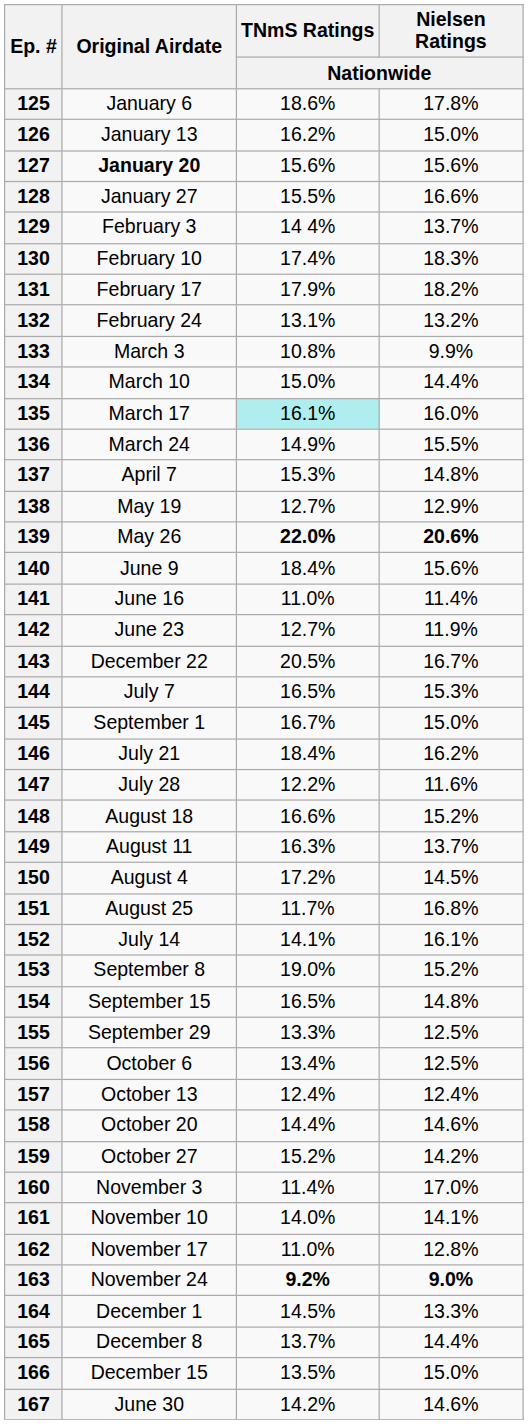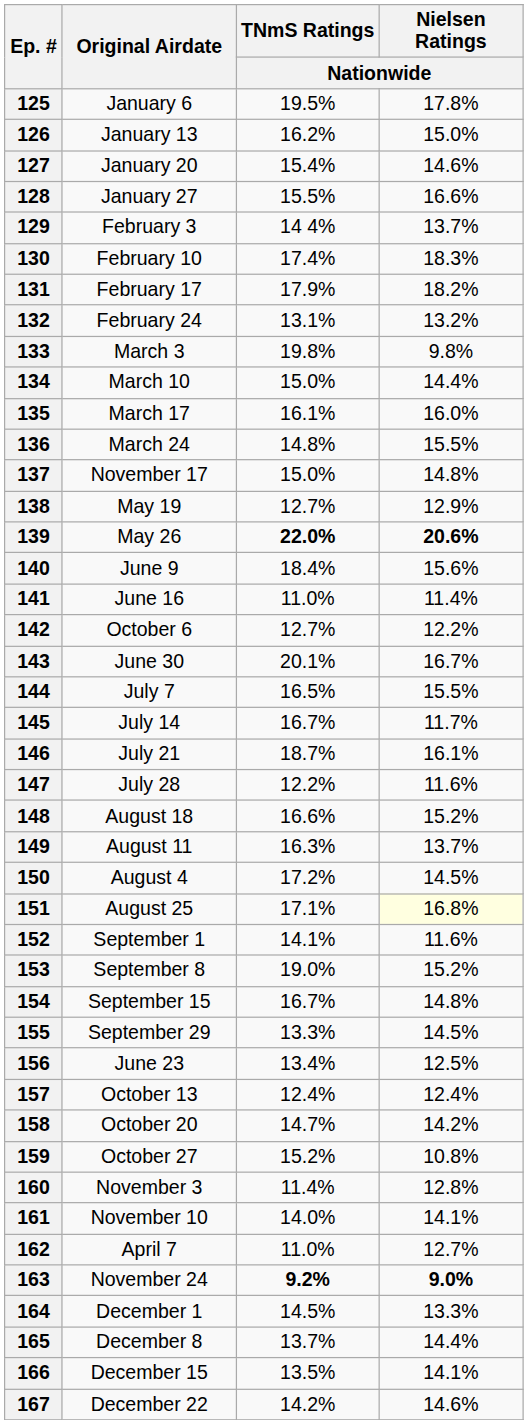(308, 103) 18.6% -> (308, 103) 19.5%
(149, 165) bold -> (149, 165) normal
(308, 165) 15.6% -> (308, 165) 15.4%
(451, 165) 15.6% -> (451, 165) 14.6%
(308, 351) 10.8% -> (308, 351) 19.8%
(451, 351) 9.9% -> (451, 351) 9.8%
(308, 413) paleturquoise background -> (308, 413) no background
(308, 444) 14.9% -> (308, 444) 14.8%
(149, 475) April 7 -> (149, 475) November 17
(308, 475) 15.3% -> (308, 475) 15.0%
(149, 630) June 23 -> (149, 630) October 6
(451, 630) 11.9% -> (451, 630) 12.2%
(149, 661) December 22 -> (149, 661) June 30
(308, 661) 20.5% -> (308, 661) 20.1%
(451, 692) 15.3% -> (451, 692) 15.5%
(149, 723) September 1 -> (149, 723) July 14
(451, 723) 15.0% -> (451, 723) 11.7%
(308, 753) 18.4% -> (308, 753) 18.7%
(451, 753) 16.2% -> (451, 753) 16.1%
(308, 908) 11.7% -> (308, 908) 17.1%
(451, 908) no background -> (451, 908) lightyellow background
(149, 939) July 14 -> (149, 939) September 1
(451, 939) 16.1% -> (451, 939) 11.6%
(308, 1001) 16.5% -> (308, 1001) 16.7%
(451, 1032) 12.5% -> (451, 1032) 14.5%
(149, 1063) October 6 -> (149, 1063) June 23
(308, 1125) 14.4% -> (308, 1125) 14.7%
(451, 1125) 14.6% -> (451, 1125) 14.2%
(451, 1156) 14.2% -> (451, 1156) 10.8%
(451, 1187) 17.0% -> (451, 1187) 12.8%
(149, 1249) November 17 -> (149, 1249) April 7
(451, 1249) 12.8% -> (451, 1249) 12.7%
(451, 1373) 15.0% -> (451, 1373) 14.1%
(149, 1404) June 30 -> (149, 1404) December 22
